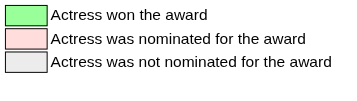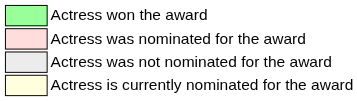+ row: (202, 85)
